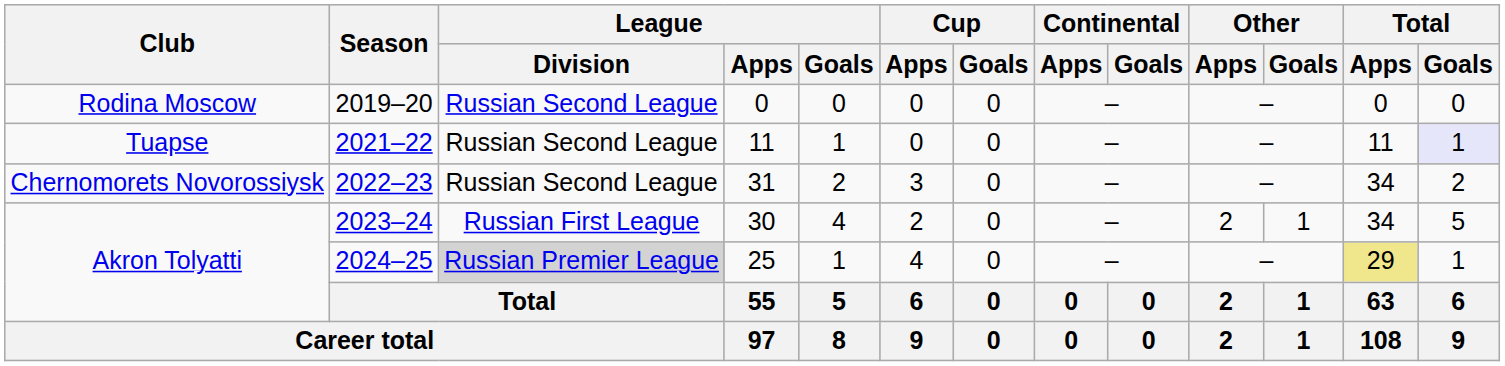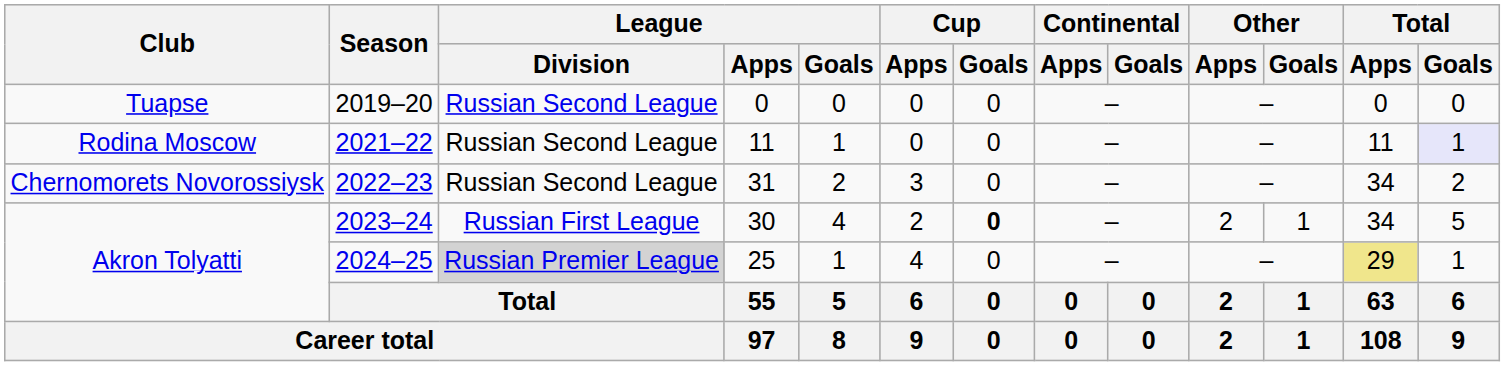(167, 103) Rodina Moscow -> (167, 103) Tuapse
(167, 143) Tuapse -> (167, 143) Rodina Moscow
(994, 222) normal -> (994, 222) bold
